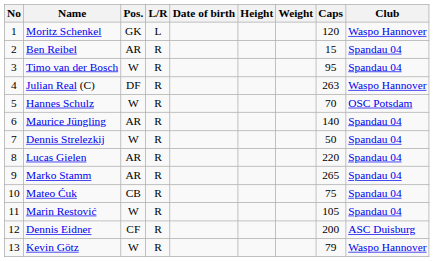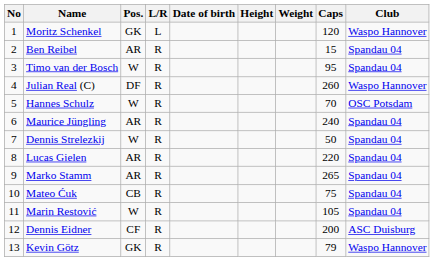(331, 85) 263 -> (331, 85) 260
(331, 121) 140 -> (331, 121) 240
(133, 247) W -> (133, 247) GK
